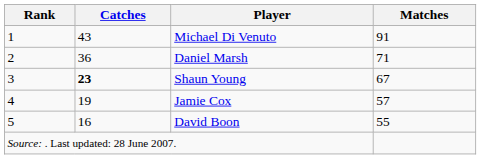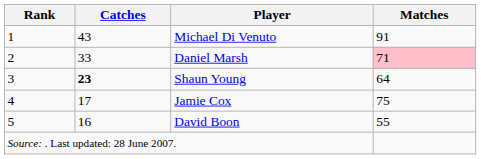(84, 57) 36 -> (84, 57) 33
(383, 57) no background -> (383, 57) pink background
(383, 79) 67 -> (383, 79) 64
(84, 100) 19 -> (84, 100) 17
(383, 100) 57 -> (383, 100) 75
